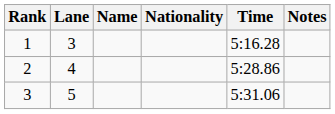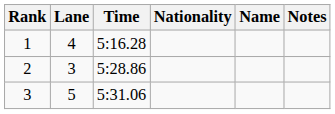columns swapped: (117, 17) <-> (255, 17)
(72, 43) 3 -> (72, 43) 4
(72, 69) 4 -> (72, 69) 3
